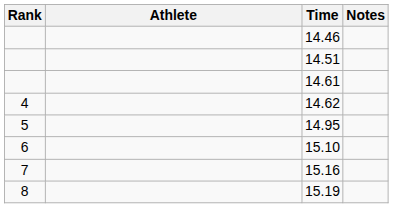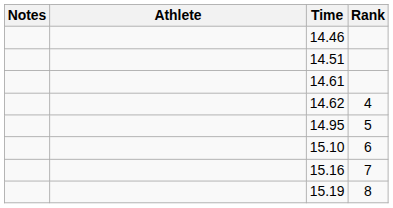columns swapped: (25, 15) <-> (366, 15)
